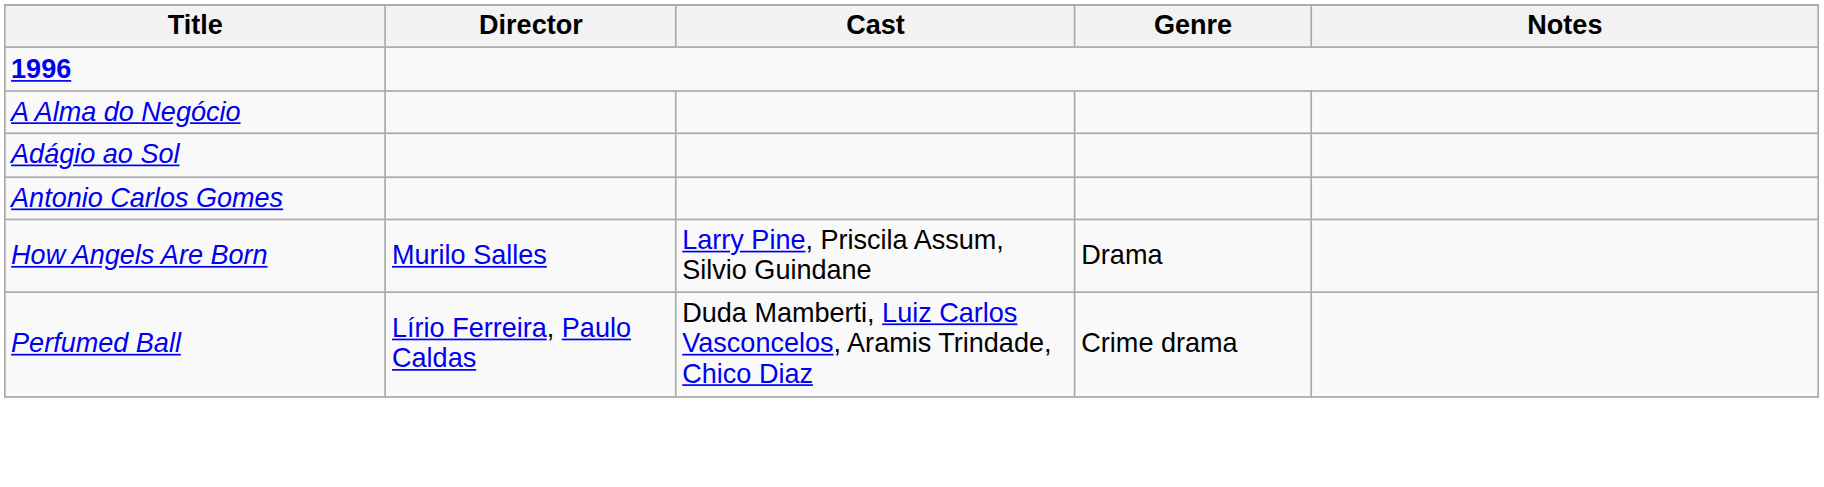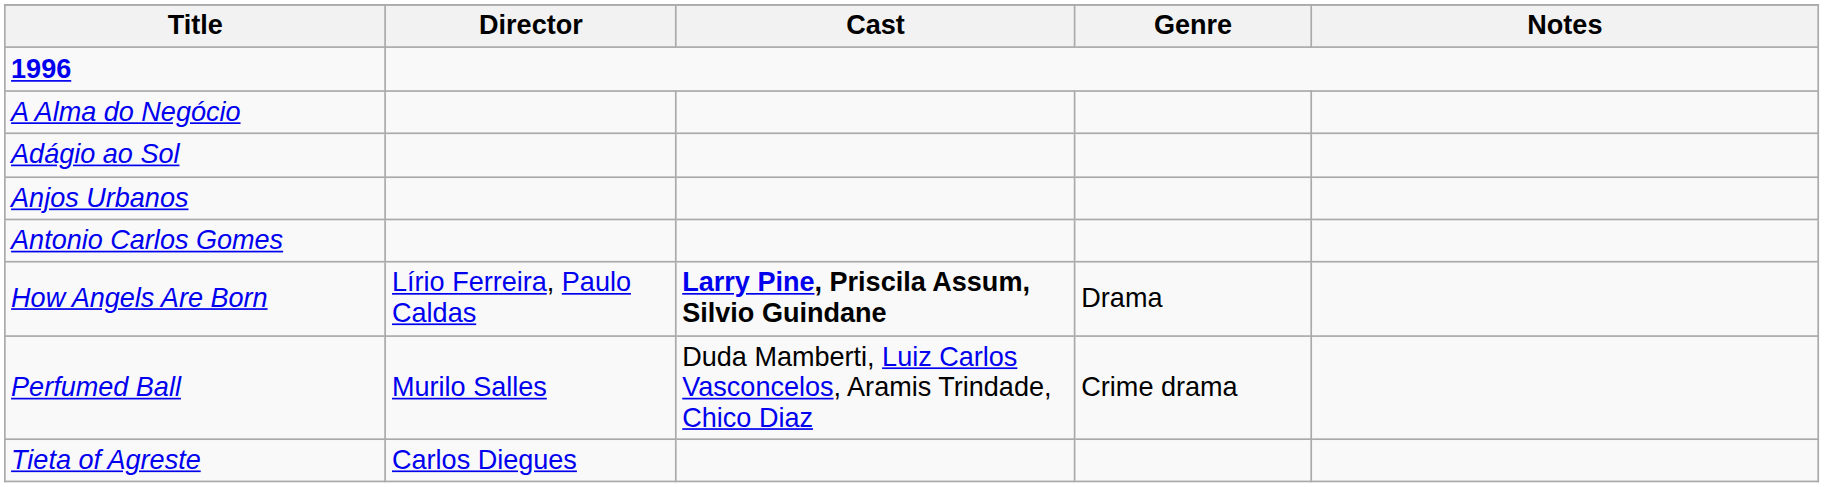+ row: (100, 197)
(469, 255) Murilo Salles -> (511, 298) Lírio Ferreira, Paulo Caldas
(843, 255) normal -> (856, 298) bold
(511, 344) Lírio Ferreira, Paulo Caldas -> (469, 386) Murilo Salles
+ row: (106, 460)
